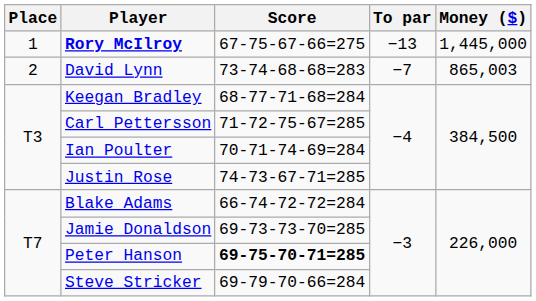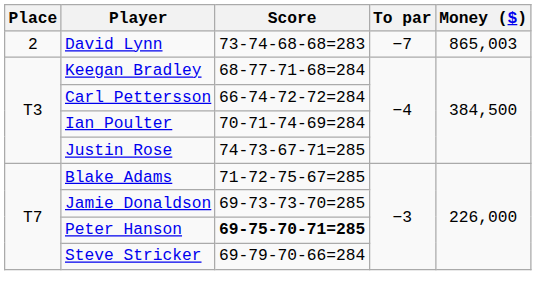- row: (124, 44)
(292, 124) 71-72-75-67=285 -> (292, 97) 66-74-72-72=284
(292, 203) 66-74-72-72=284 -> (292, 177) 71-72-75-67=285
